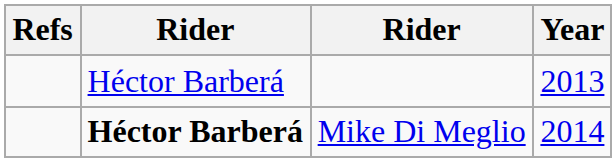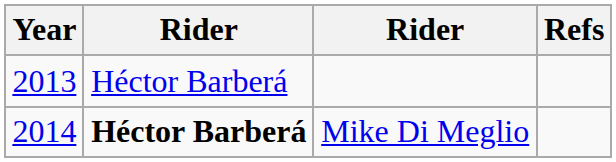columns swapped: (572, 29) <-> (43, 29)
